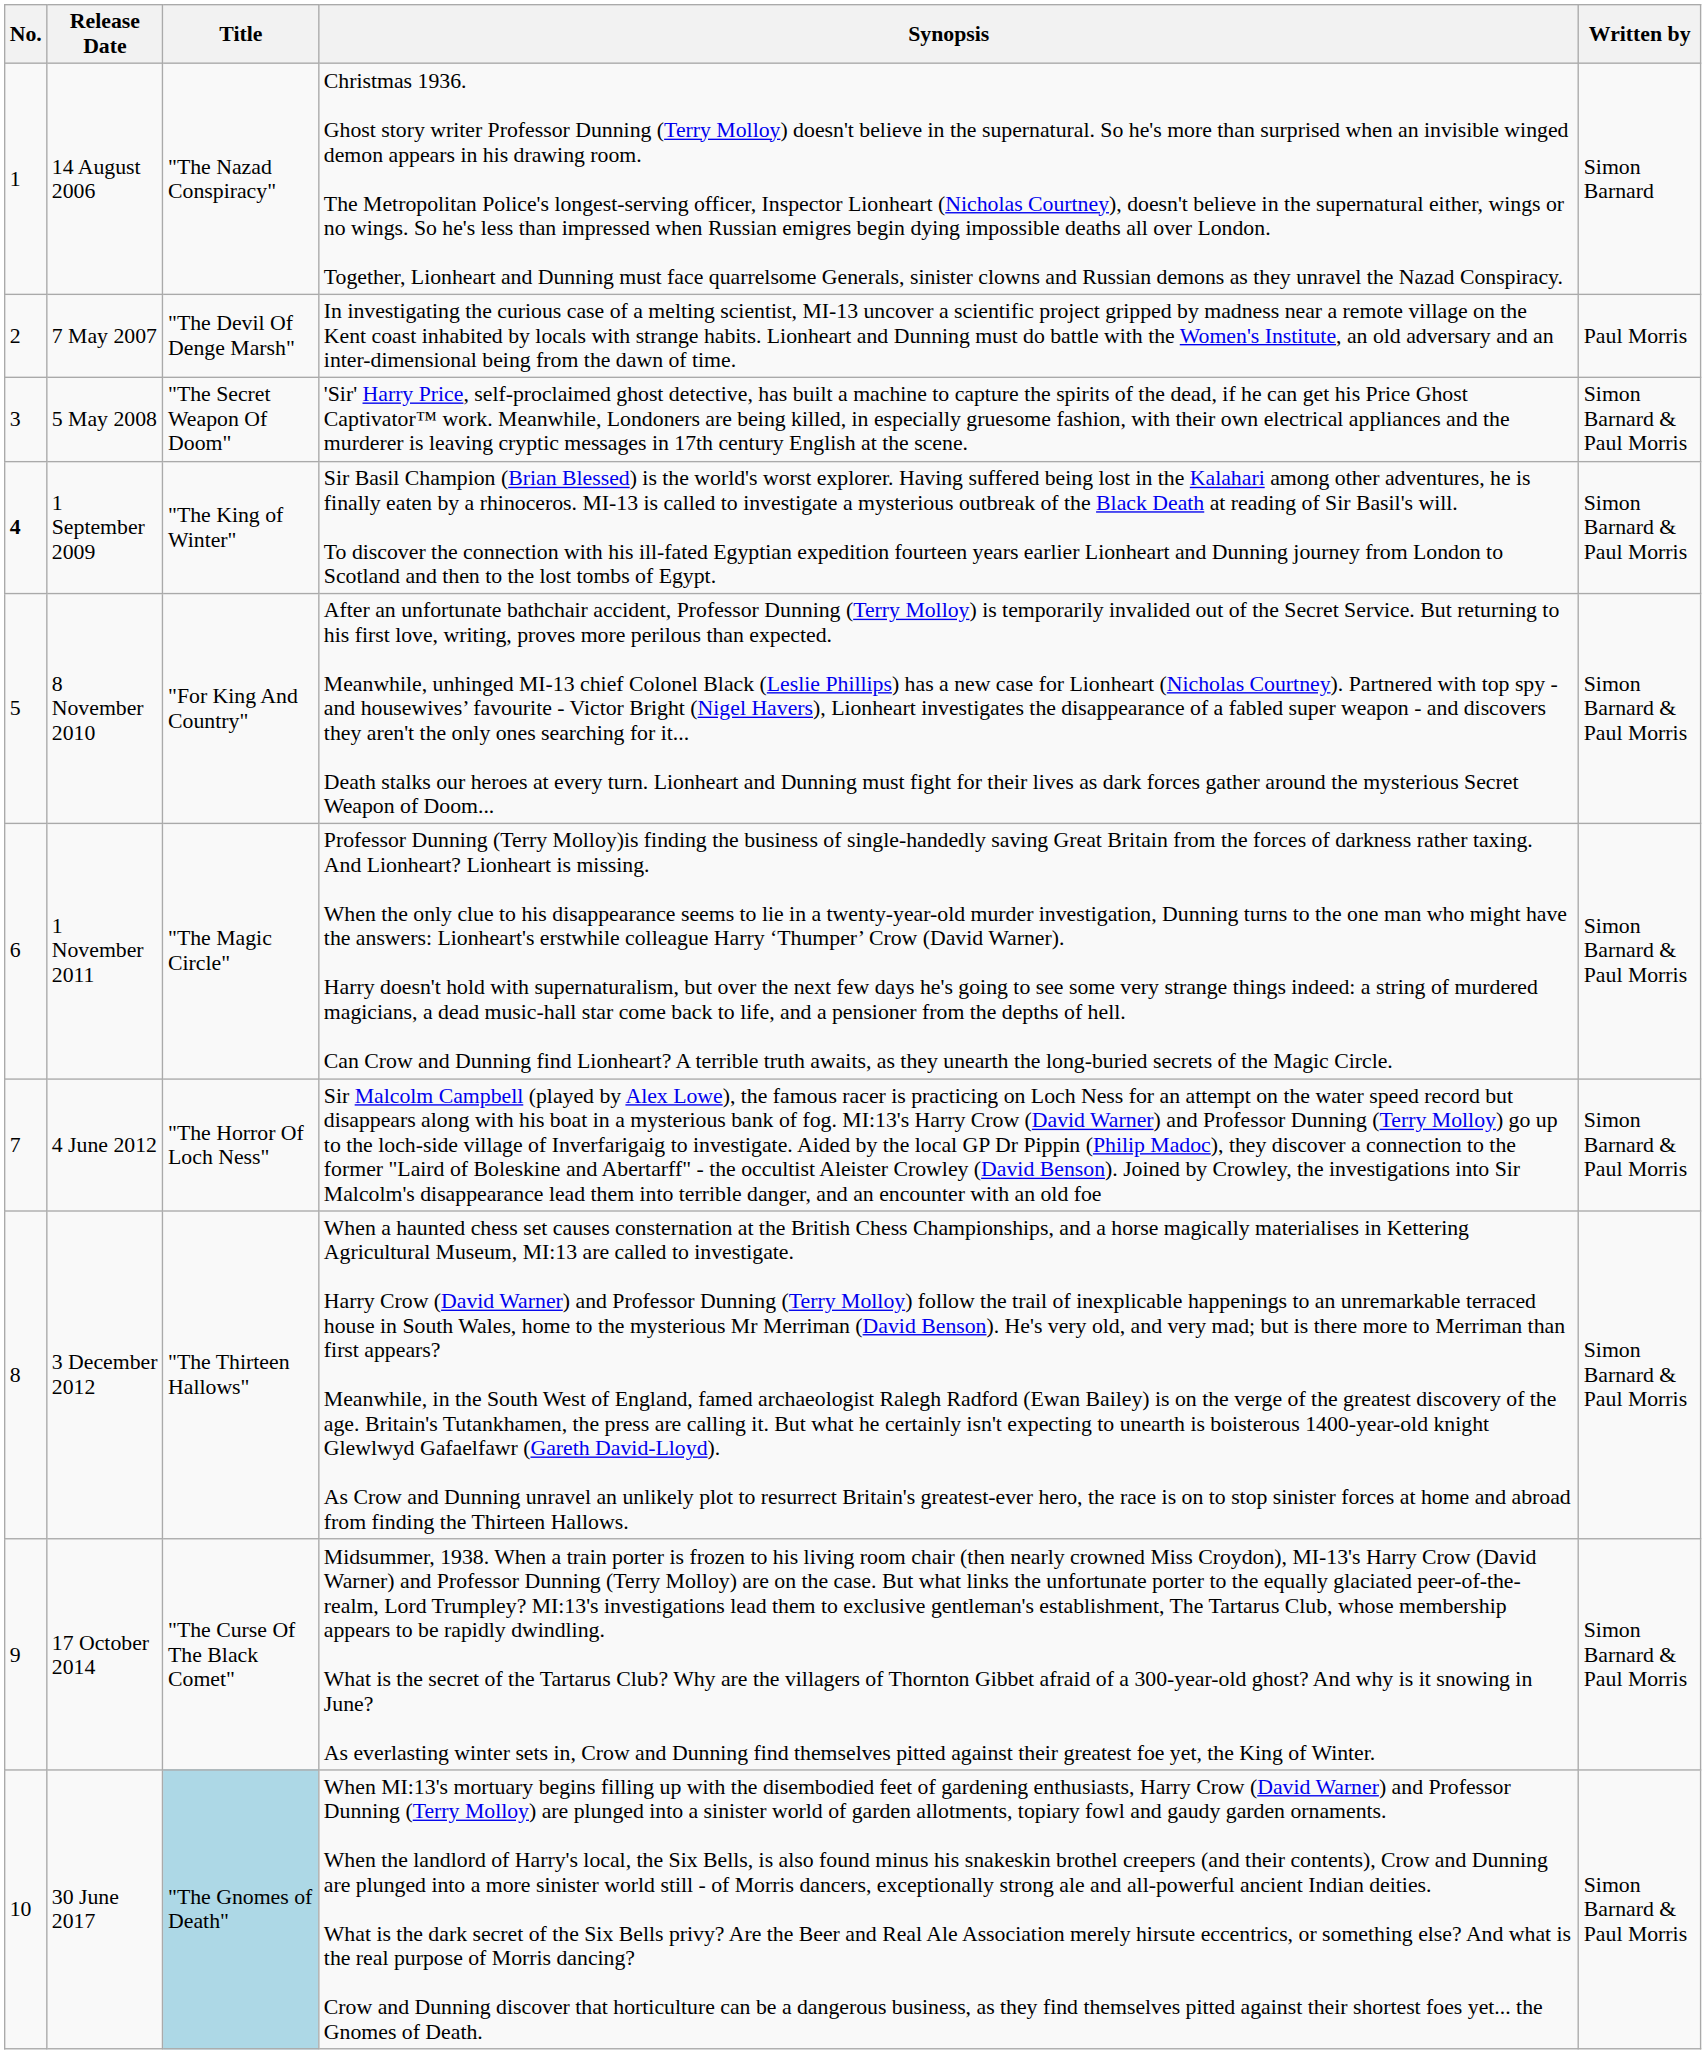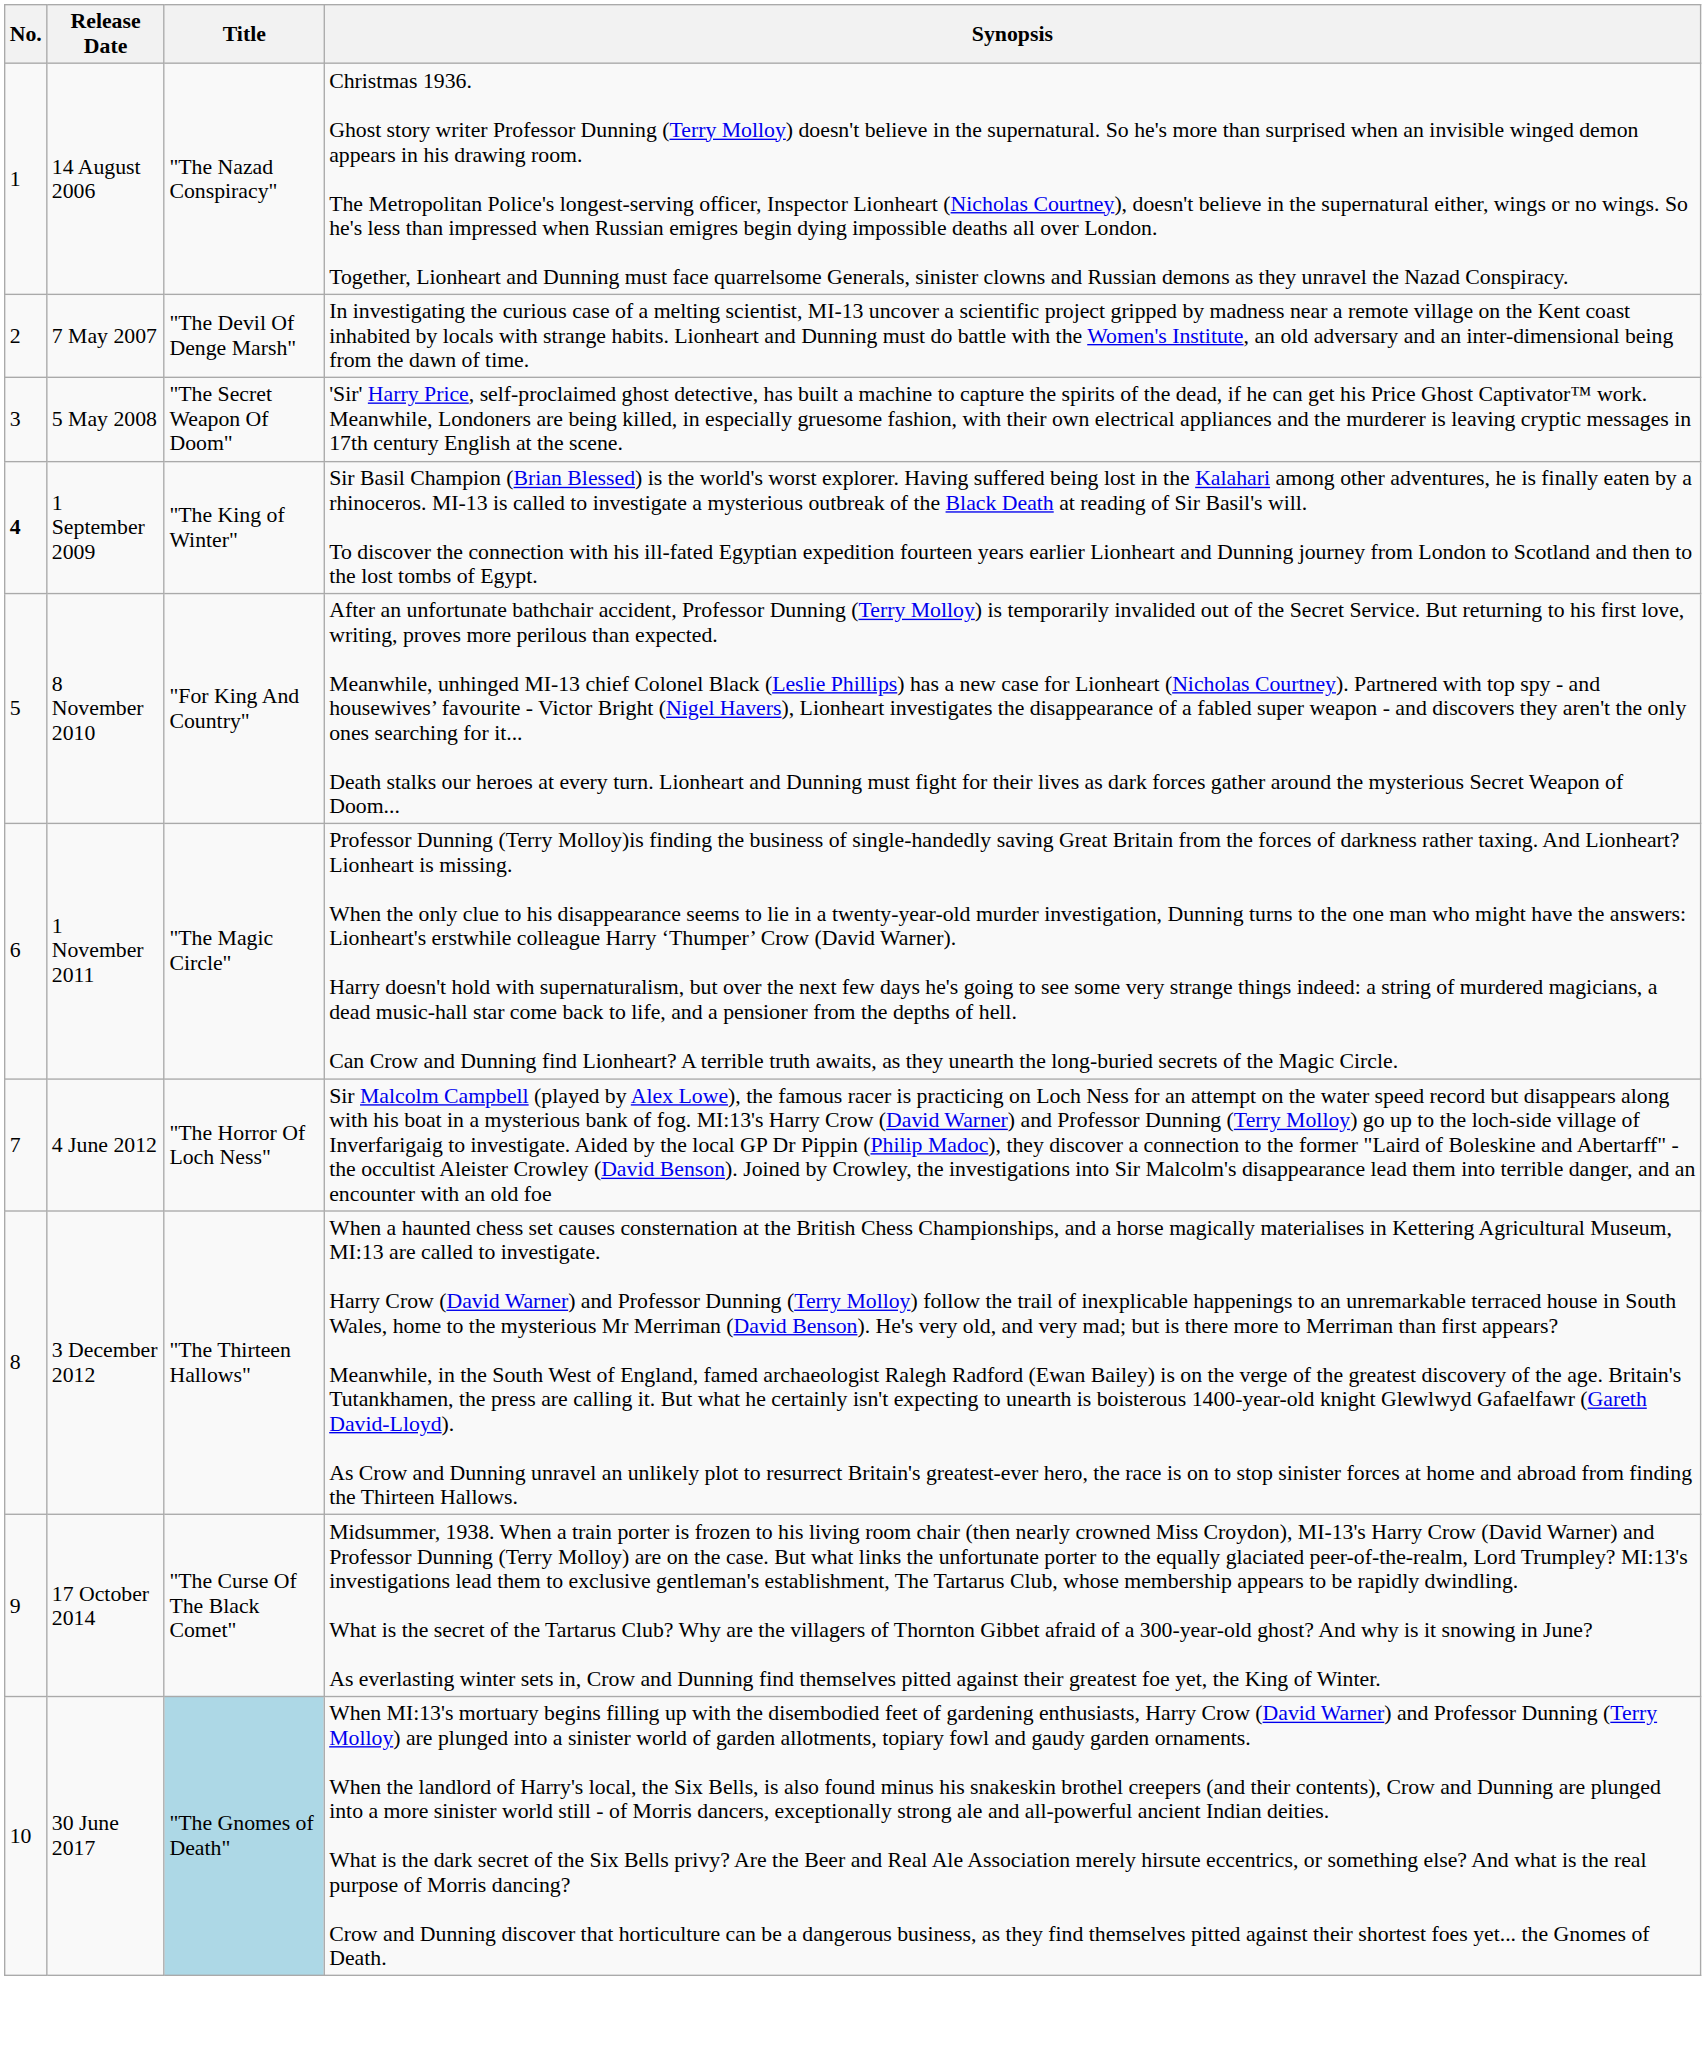- column: (1640, 33)
